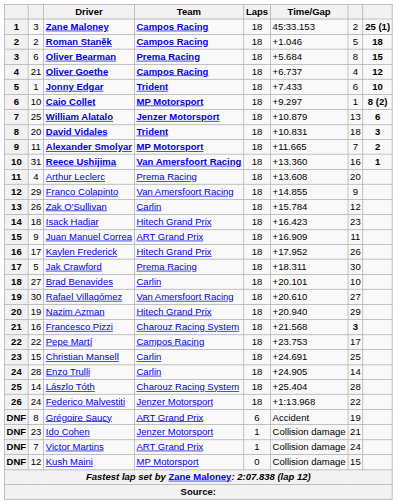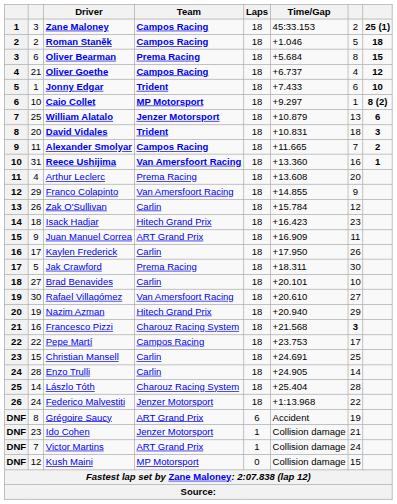(170, 147) MP Motorsport -> (172, 147) Campos Racing
(174, 252) Hitech Grand Prix -> (149, 252) Carlin
(290, 252) +17.952 -> (290, 252) +17.950
